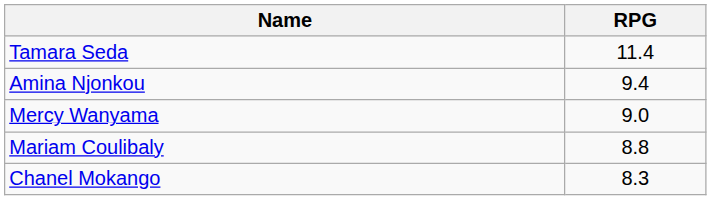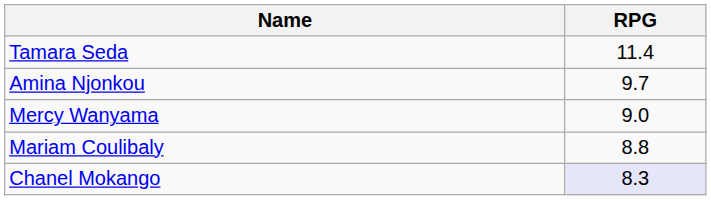(635, 83) 9.4 -> (635, 83) 9.7
(635, 178) no background -> (635, 178) lavender background
